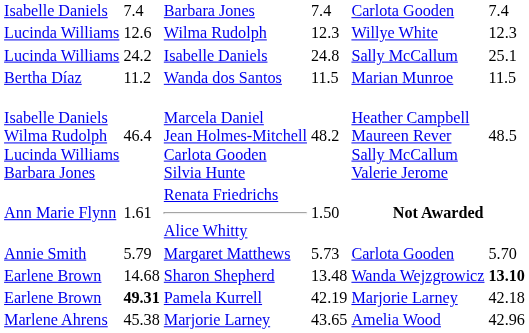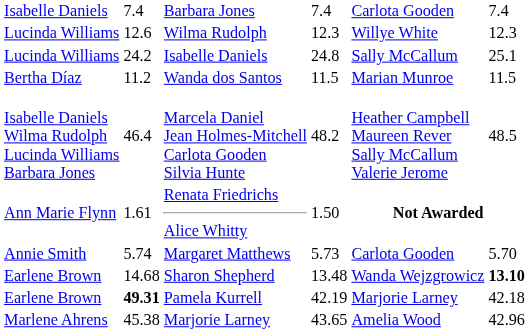(138, 253) 5.79 -> (138, 253) 5.74
